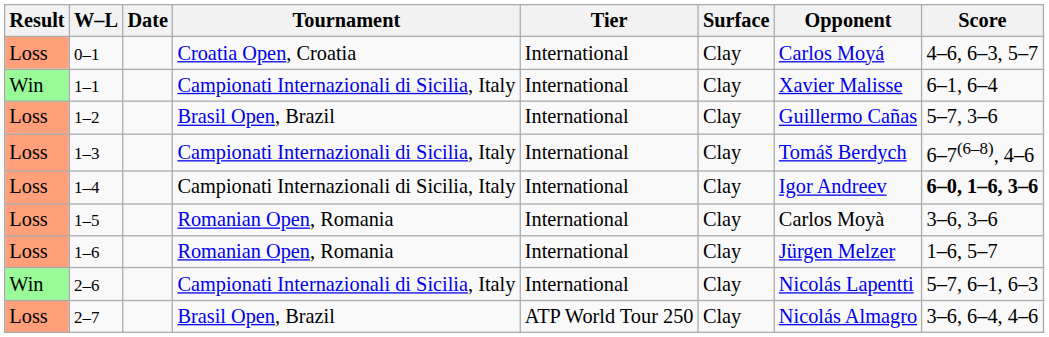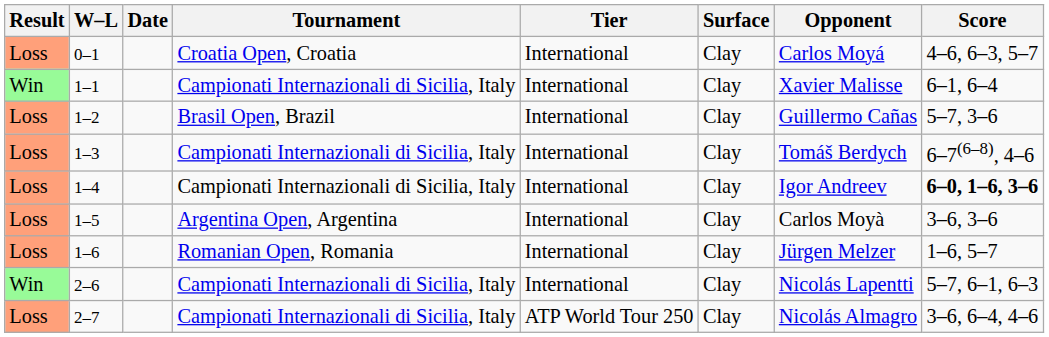(285, 219) Romanian Open, Romania -> (287, 219) Argentina Open, Argentina
(256, 316) Brasil Open, Brazil -> (346, 316) Campionati Internazionali di Sicilia, Italy
